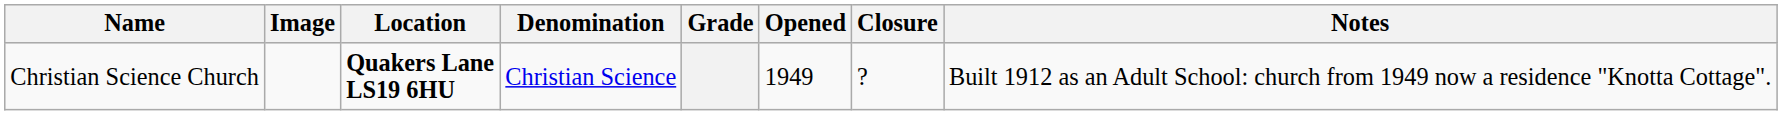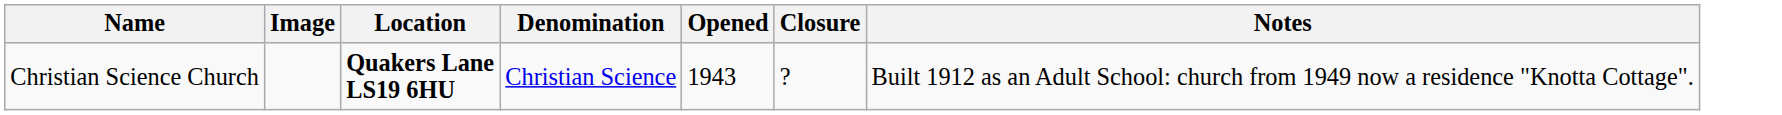- column: (721, 23)
(789, 76) 1949 -> (712, 76) 1943
